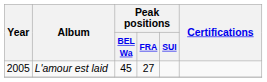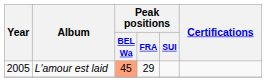(126, 69) no background -> (126, 69) lightsalmon background
(148, 69) 27 -> (148, 69) 29
